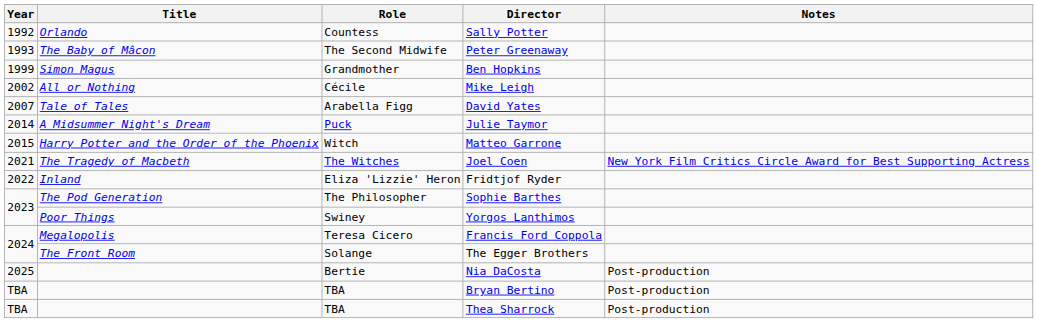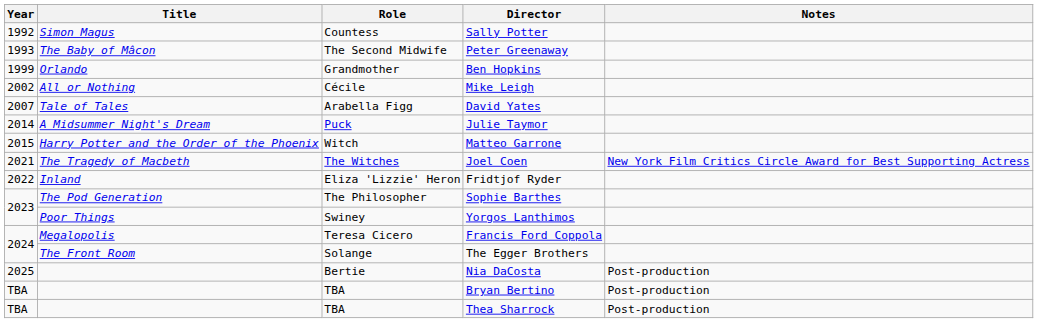(64, 32) Orlando -> (77, 32) Simon Magus
(77, 69) Simon Magus -> (64, 69) Orlando
